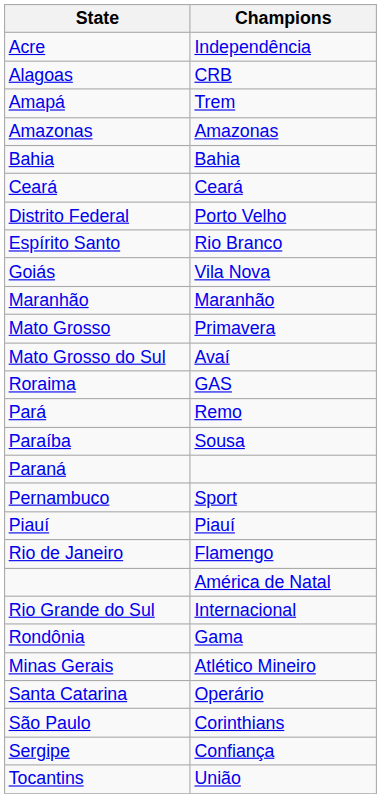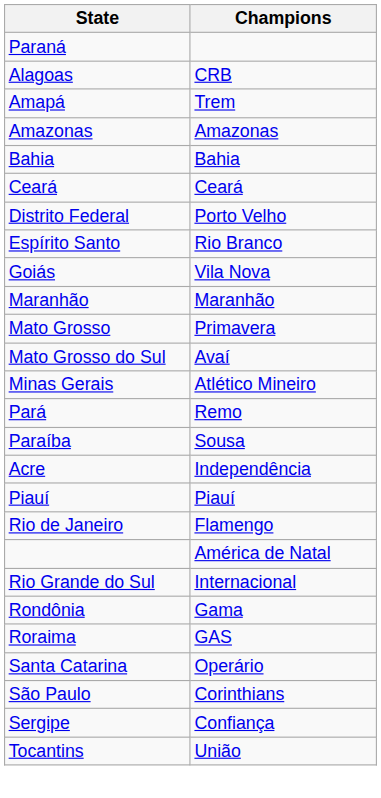rows swapped: (27, 46) <-> (37, 469)
rows swapped: (61, 666) <-> (42, 384)
- row: (59, 497)
